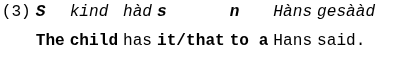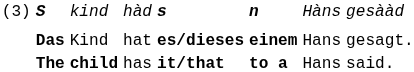+ row: (50, 41)
